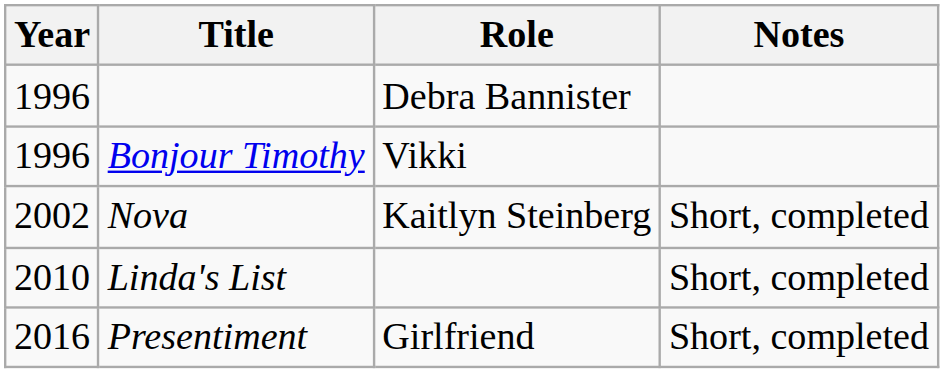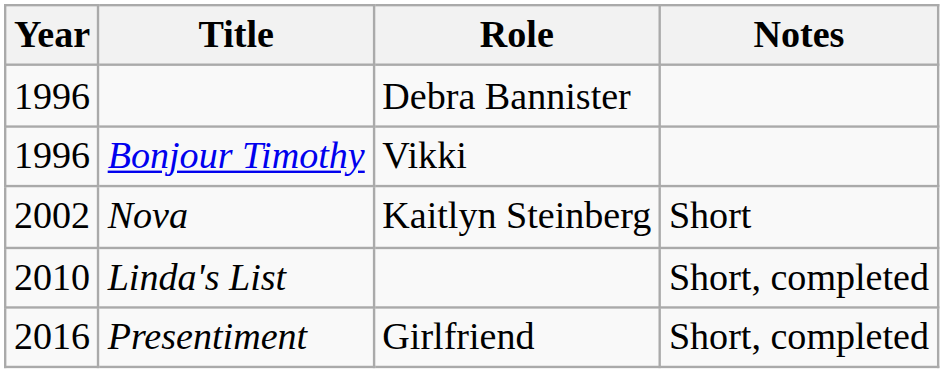(799, 215) Short, completed -> (710, 215) Short
